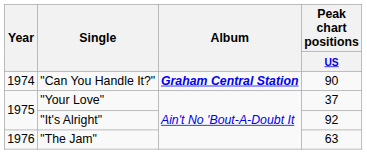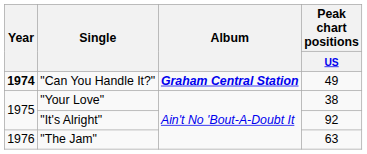(21, 81) normal -> (21, 81) bold
(332, 81) 90 -> (332, 81) 49
(332, 100) 37 -> (332, 100) 38
